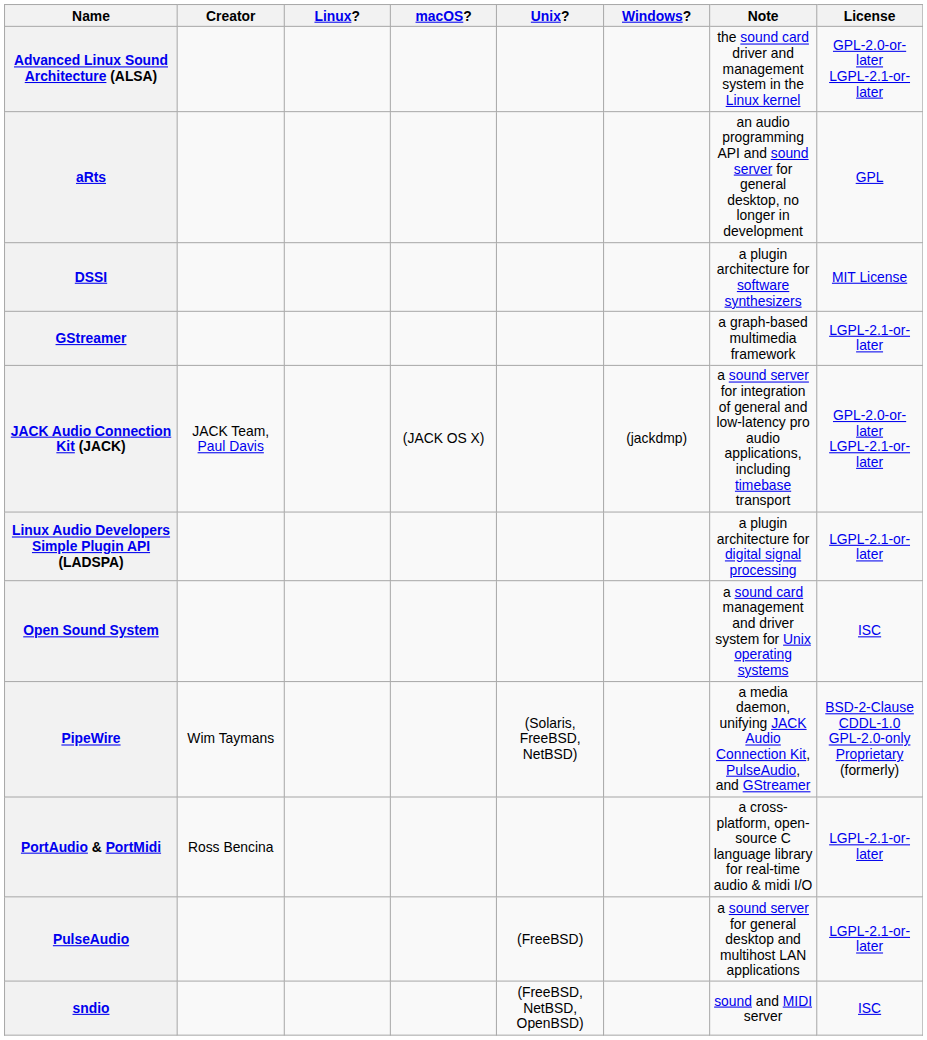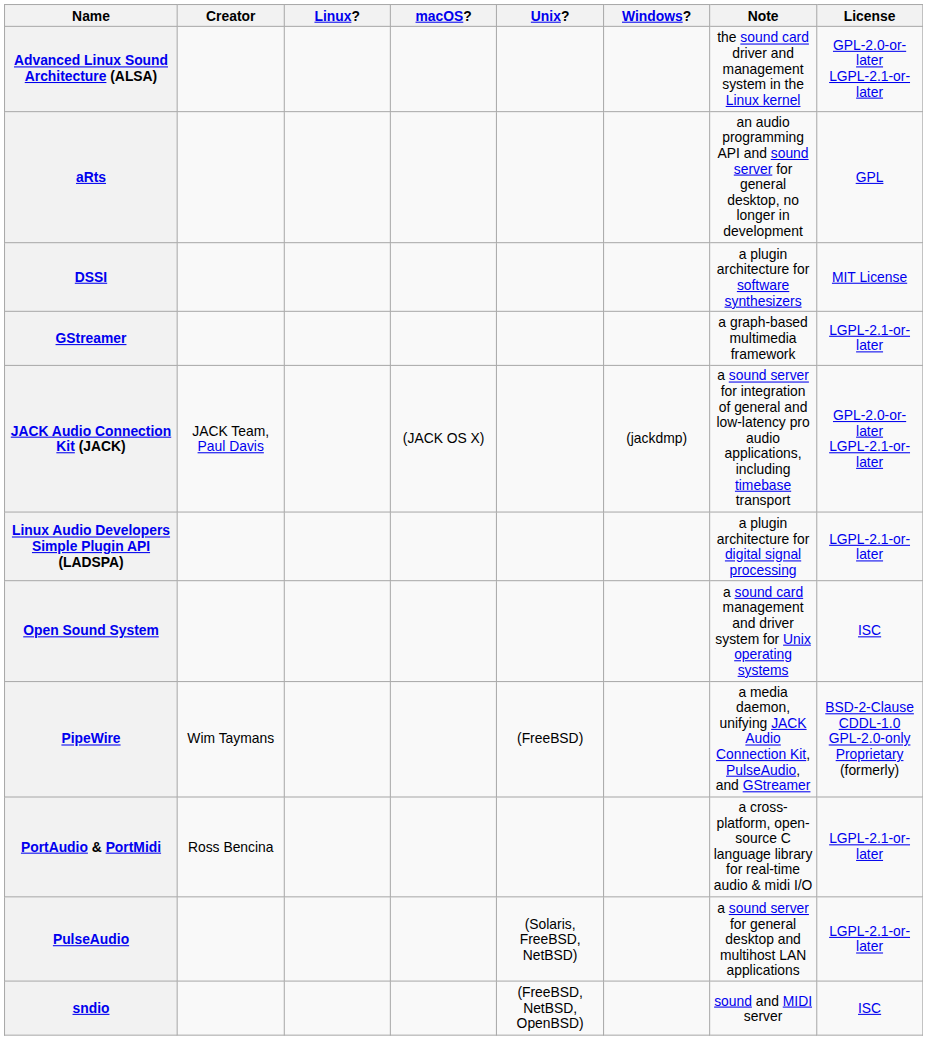(550, 739) (Solaris, FreeBSD, NetBSD) -> (550, 739) (FreeBSD)
(550, 940) (FreeBSD) -> (550, 940) (Solaris, FreeBSD, NetBSD)
